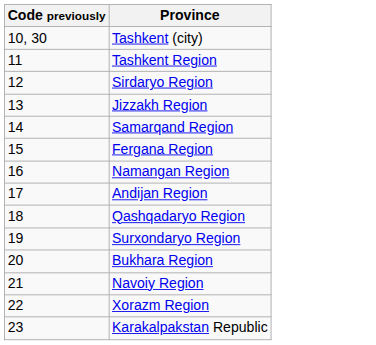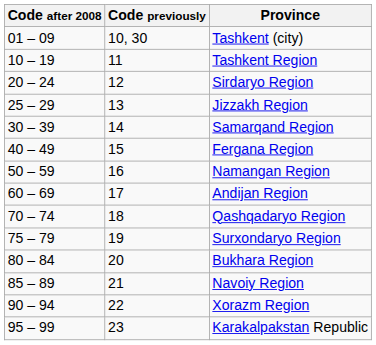+ column: (55, 15)
